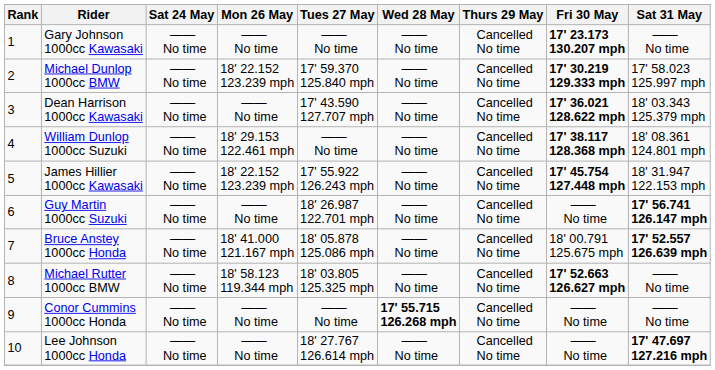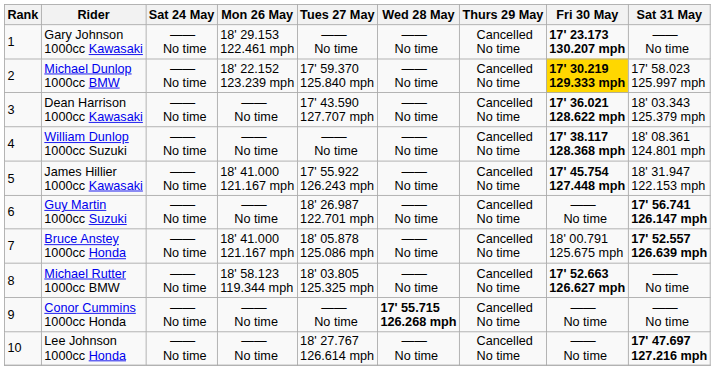(249, 42) —— No time -> (257, 42) 18' 29.153 122.461 mph
(587, 76) no background -> (587, 76) gold background
(257, 144) 18' 29.153 122.461 mph -> (249, 144) —— No time
(257, 178) 18' 22.152 123.239 mph -> (257, 178) 18' 41.000 121.167 mph
